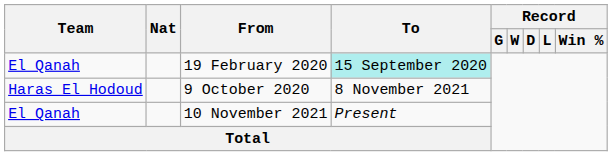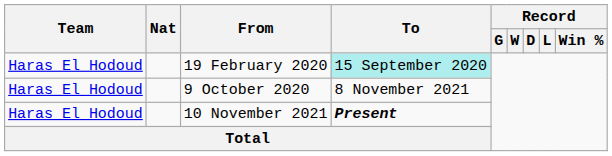(44, 65) El Qanah -> (75, 65) Haras El Hodoud
(44, 114) El Qanah -> (75, 114) Haras El Hodoud
(366, 114) normal -> (366, 114) bold
